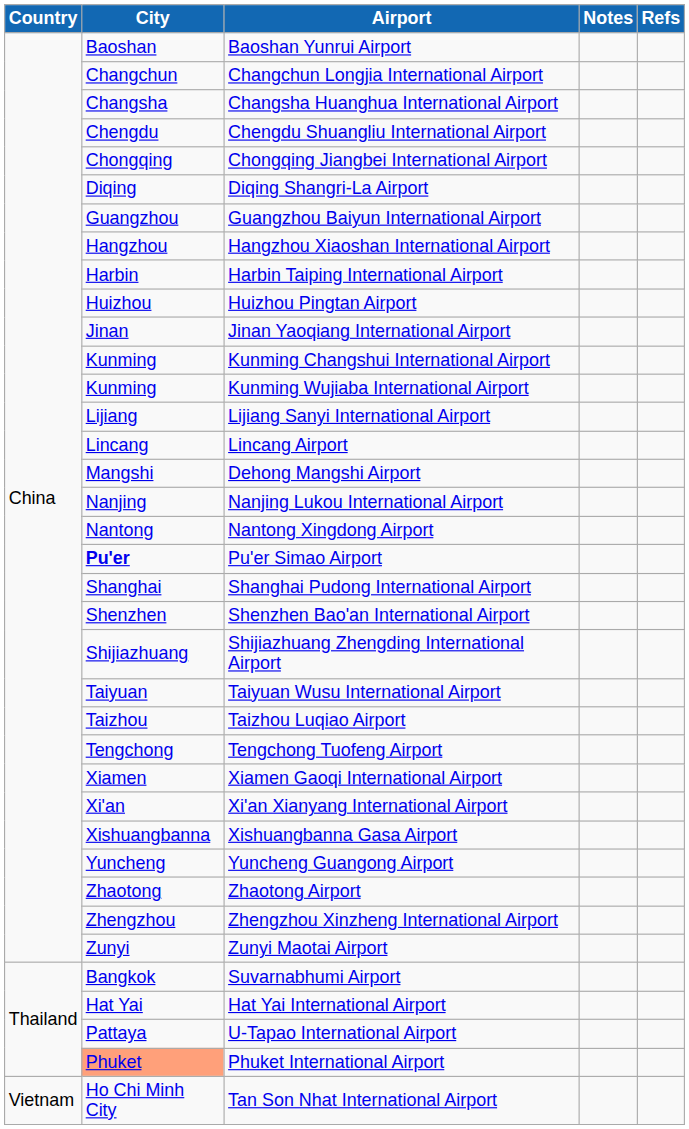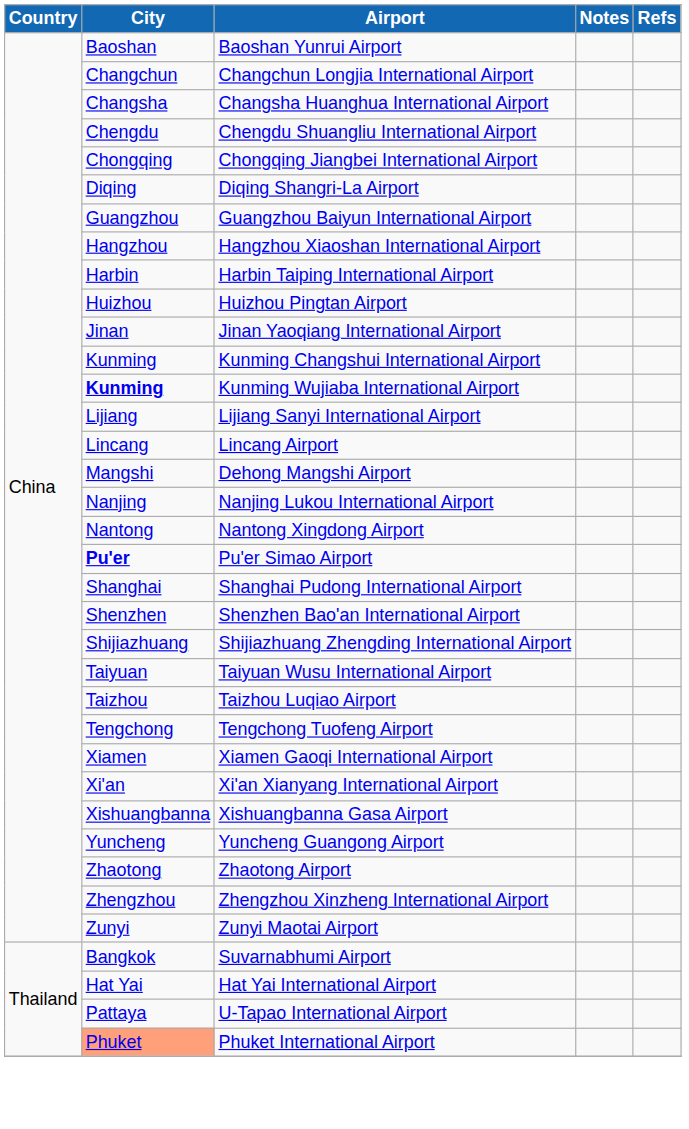(121, 388) normal -> (125, 388) bold
- row: (363, 1100)
